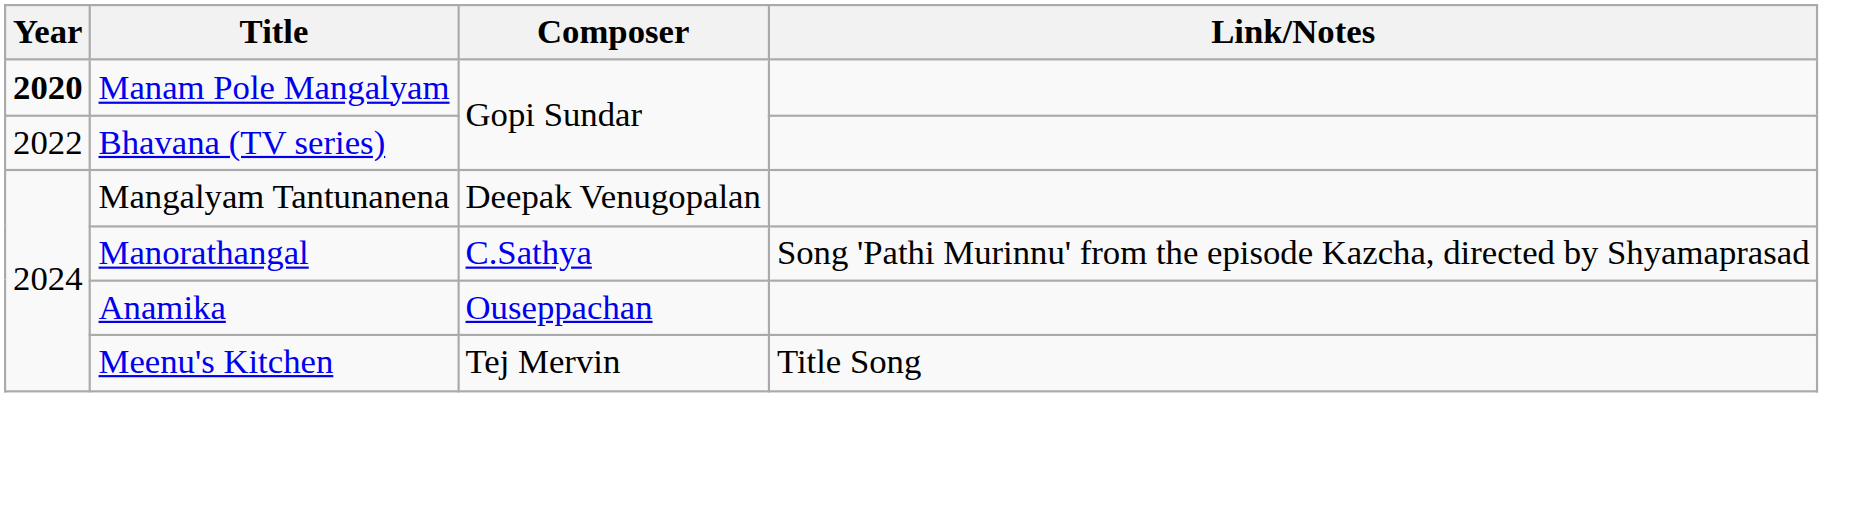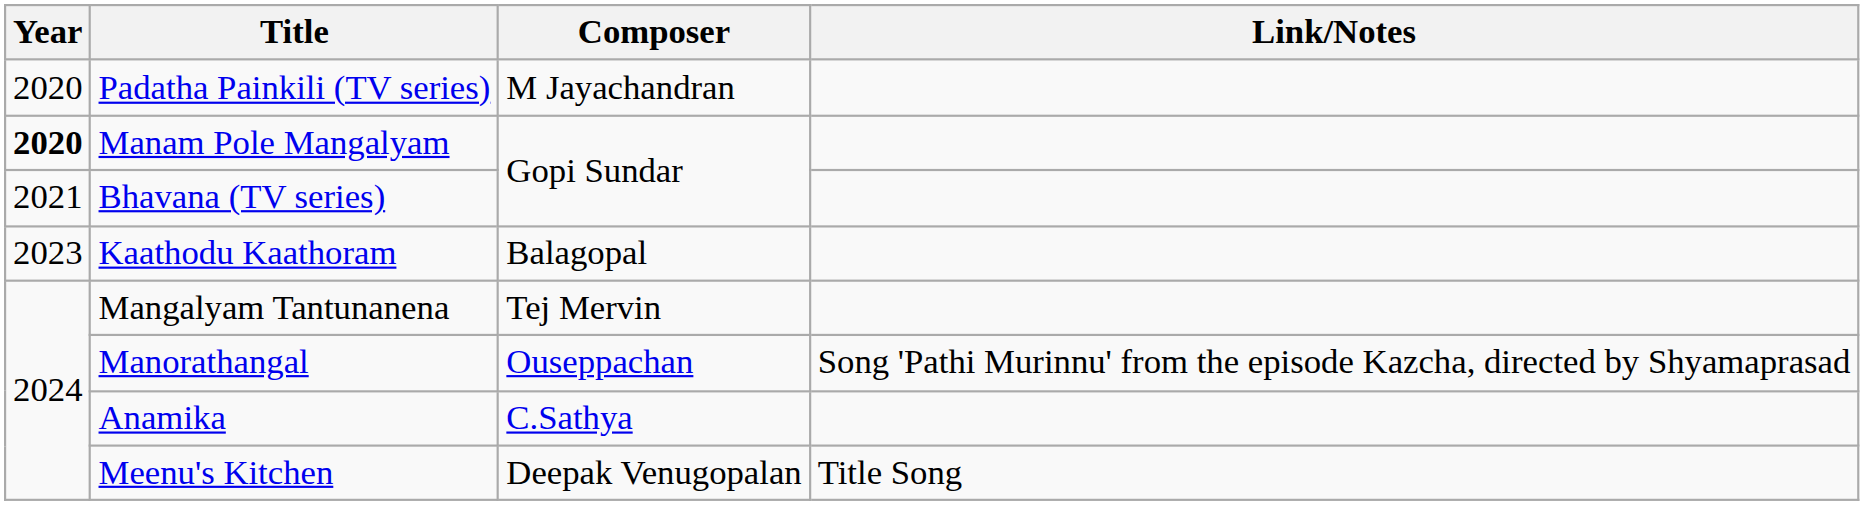+ row: (294, 87)
(48, 142) 2022 -> (48, 197) 2021
+ row: (247, 252)
(613, 197) Deepak Venugopalan -> (584, 307) Tej Mervin
(529, 252) C.Sathya -> (600, 362) Ouseppachan
(559, 307) Ouseppachan -> (570, 417) C.Sathya
(543, 362) Tej Mervin -> (654, 472) Deepak Venugopalan
